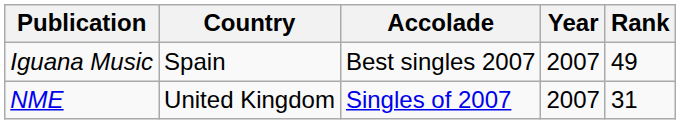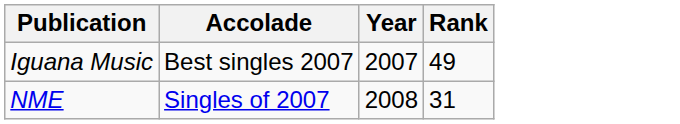- column: (249, 23)
(573, 99) 2007 -> (391, 99) 2008
